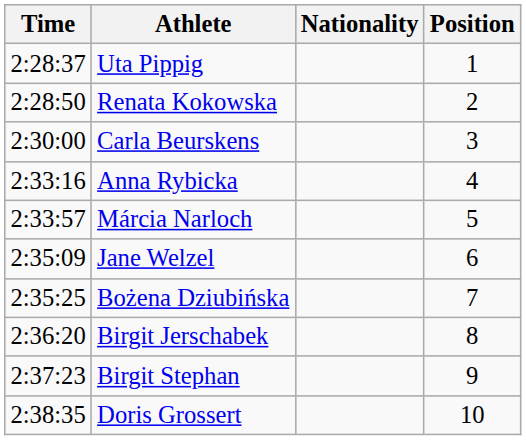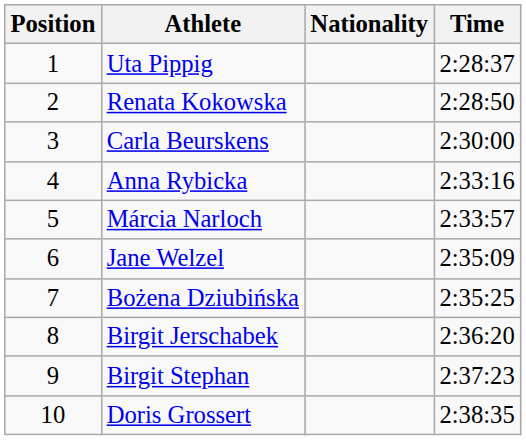columns swapped: (472, 24) <-> (48, 24)
